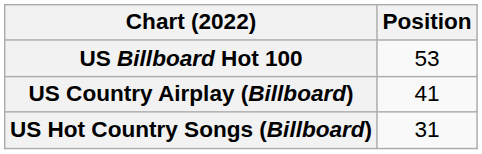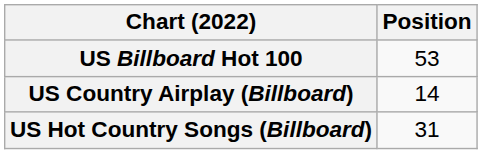(427, 93) 41 -> (427, 93) 14
